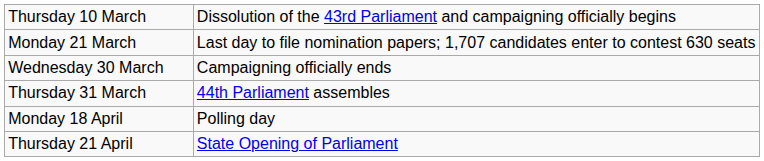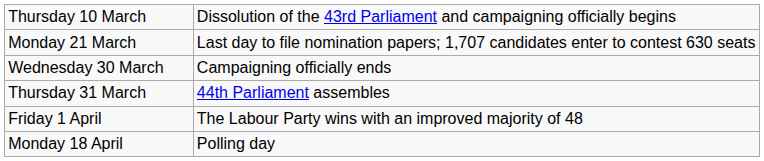+ row: (55, 118)
- row: (70, 144)
